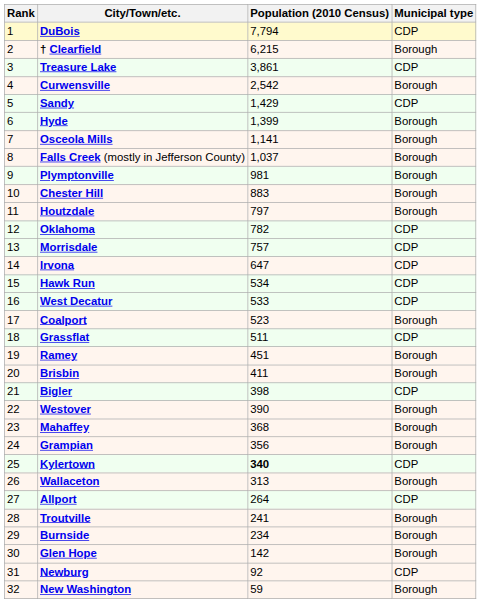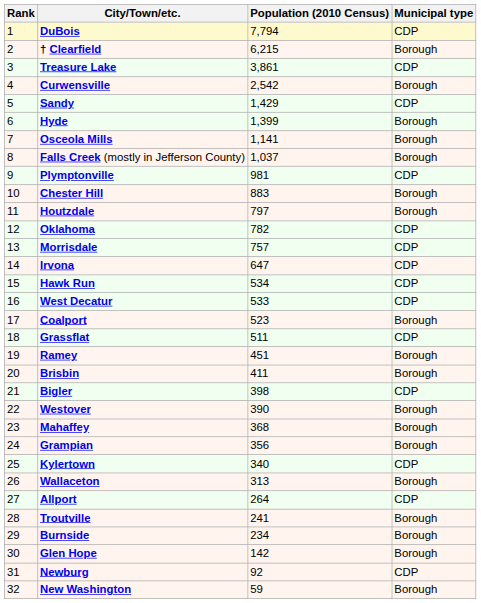(416, 175) Borough -> (406, 175) CDP
(260, 463) bold -> (260, 463) normal
